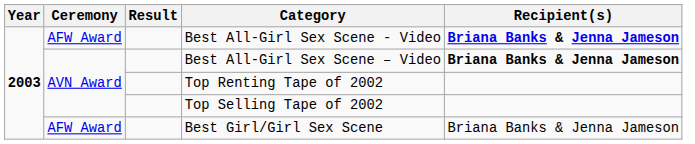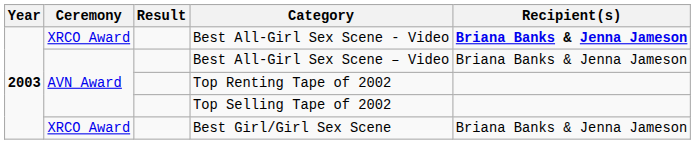(85, 38) AFW Award -> (89, 38) XRCO Award
(563, 61) bold -> (572, 61) normal
(85, 128) AFW Award -> (89, 128) XRCO Award
